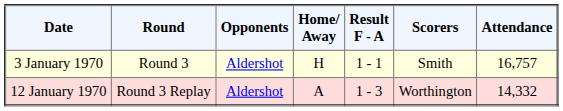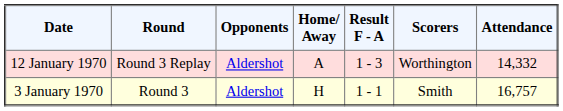rows swapped: (59, 63) <-> (59, 91)
